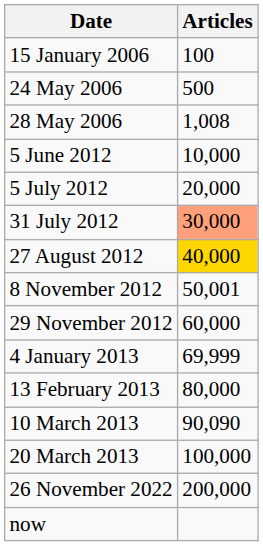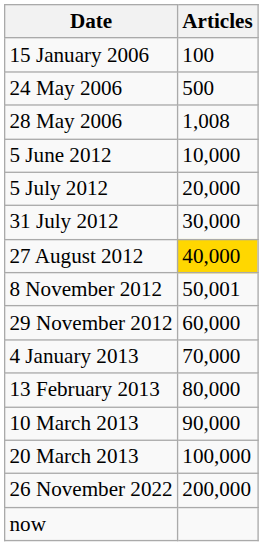(211, 222) lightsalmon background -> (211, 222) no background
(211, 356) 69,999 -> (211, 356) 70,000
(211, 423) 90,090 -> (211, 423) 90,000
